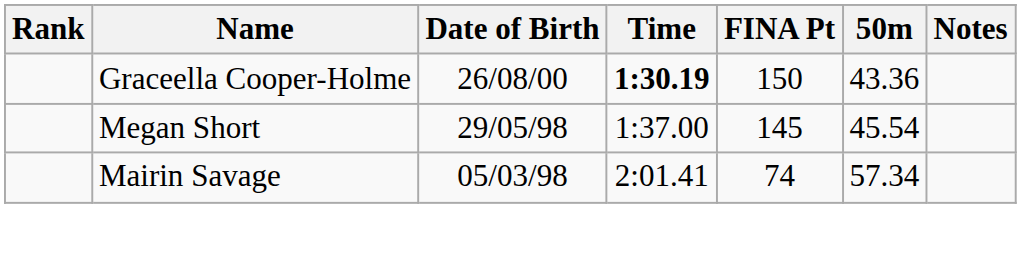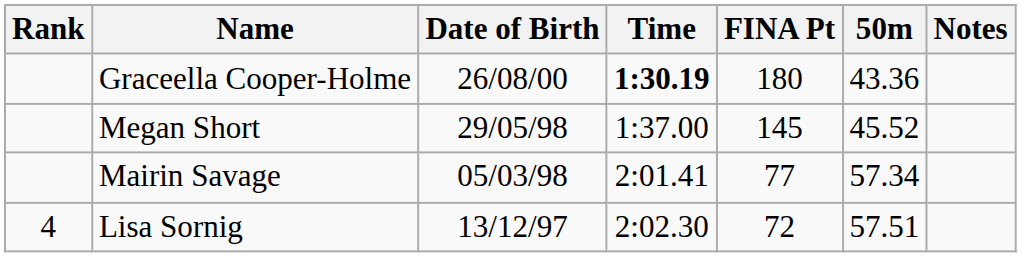(779, 78) 150 -> (779, 78) 180
(884, 127) 45.54 -> (884, 127) 45.52
(779, 176) 74 -> (779, 176) 77
+ row: (171, 226)
